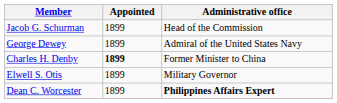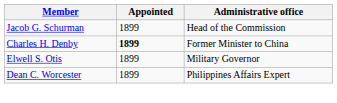- row: (36, 43)
(219, 91) bold -> (238, 75) normal
